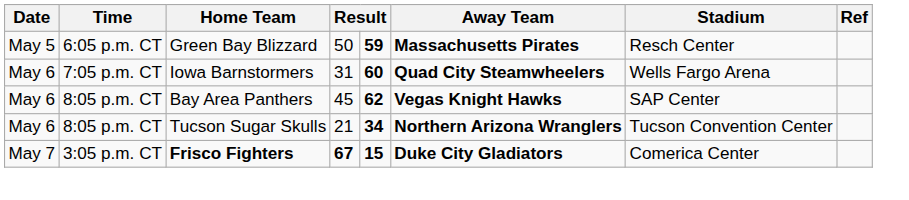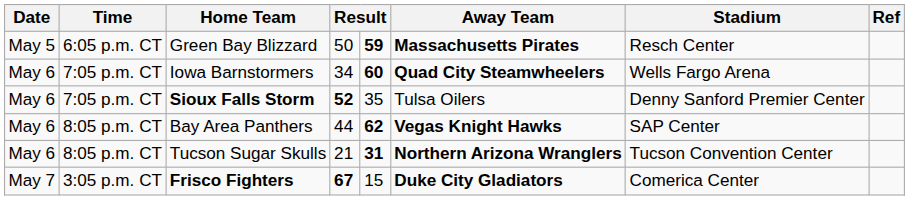(344, 72) 31 -> (344, 72) 34
+ row: (242, 99)
(344, 99) 45 -> (344, 126) 44
(374, 126) 34 -> (374, 153) 31
(374, 153) bold -> (374, 180) normal
